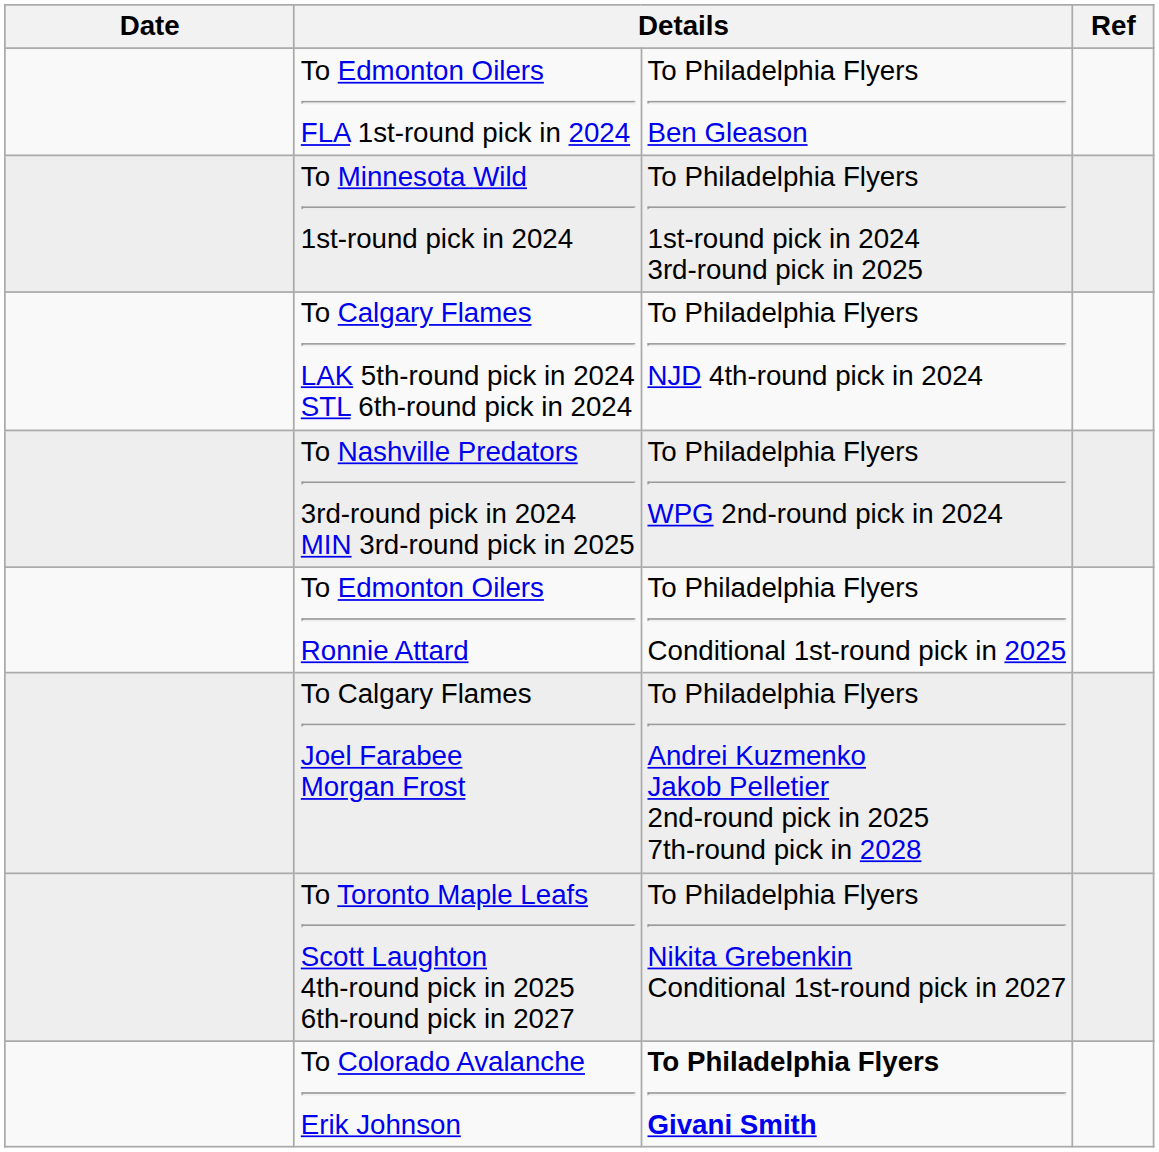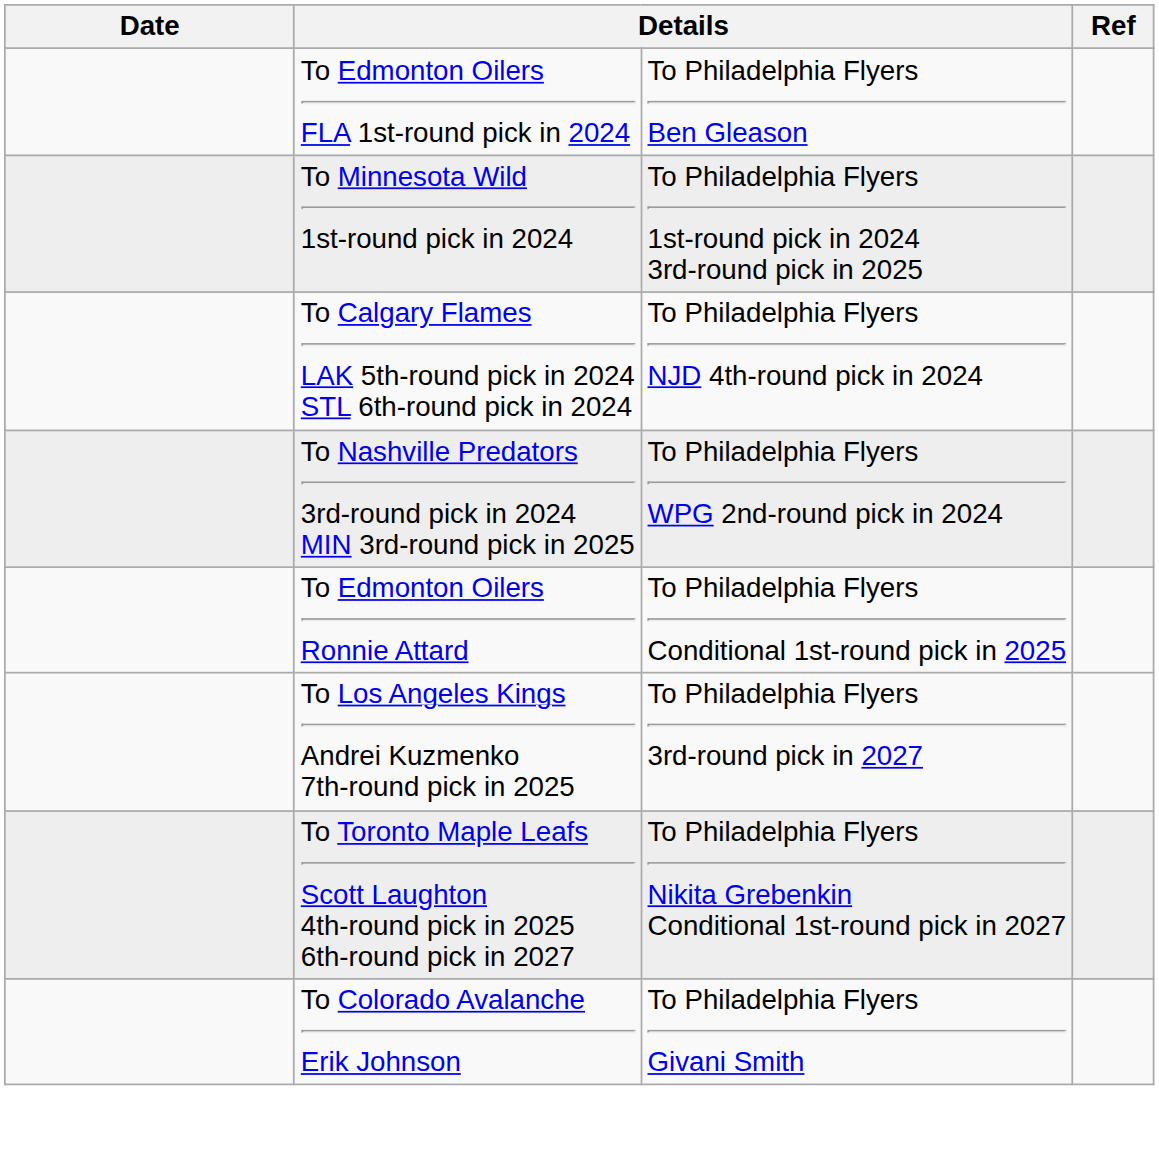- row: (468, 741)
+ row: (468, 741)
(857, 1093) bold -> (857, 1031) normal
